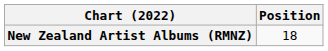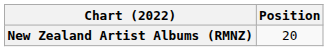(290, 36) 18 -> (290, 36) 20
